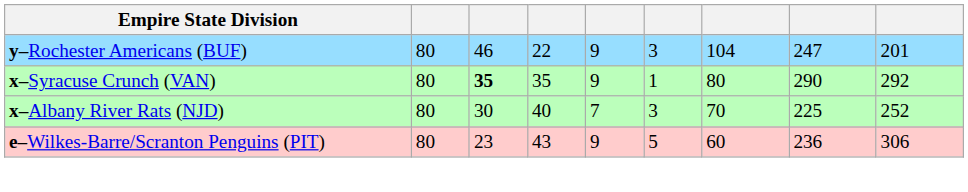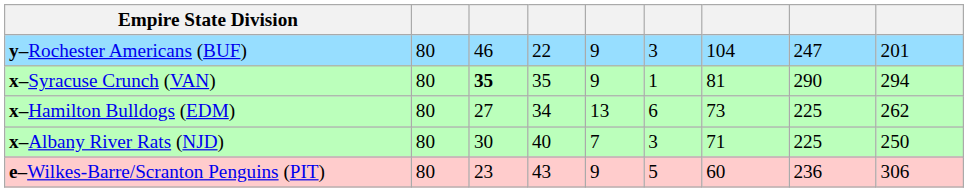(716, 80) 80 -> (716, 80) 81
(895, 80) 292 -> (895, 80) 294
+ row: (122, 111)
(716, 111) 70 -> (716, 141) 71
(895, 111) 252 -> (895, 141) 250
